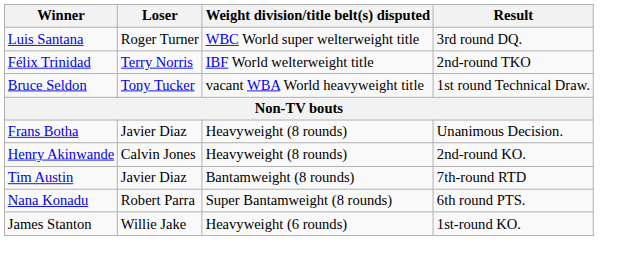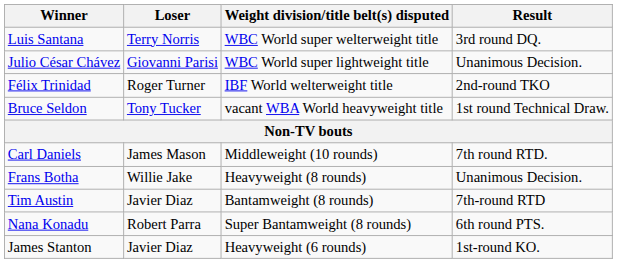(160, 39) Roger Turner -> (163, 39) Terry Norris
+ row: (64, 62)
(157, 62) Terry Norris -> (166, 85) Roger Turner
+ row: (44, 154)
(154, 131) Javier Diaz -> (160, 177) Willie Jake
- row: (61, 154)
(154, 223) Willie Jake -> (160, 246) Javier Diaz
